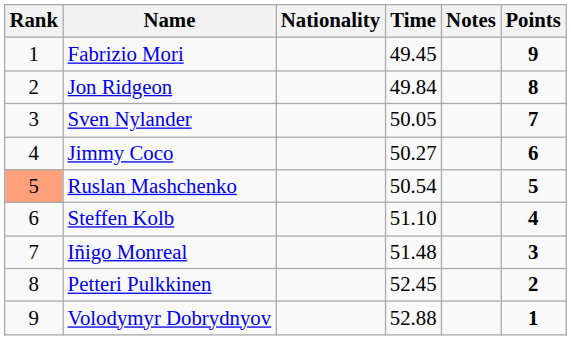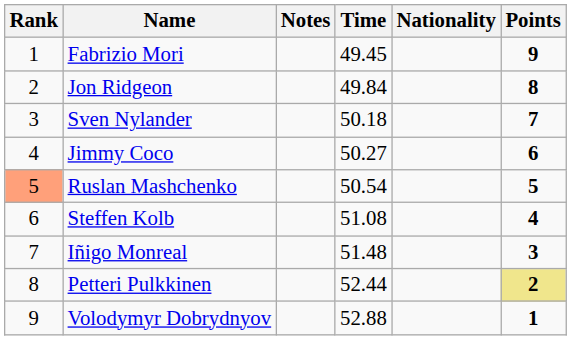columns swapped: (330, 20) <-> (471, 20)
(413, 119) 50.05 -> (363, 119) 50.18
(413, 218) 51.10 -> (363, 218) 51.08
(413, 284) 52.45 -> (363, 284) 52.44
(533, 284) no background -> (533, 284) khaki background
